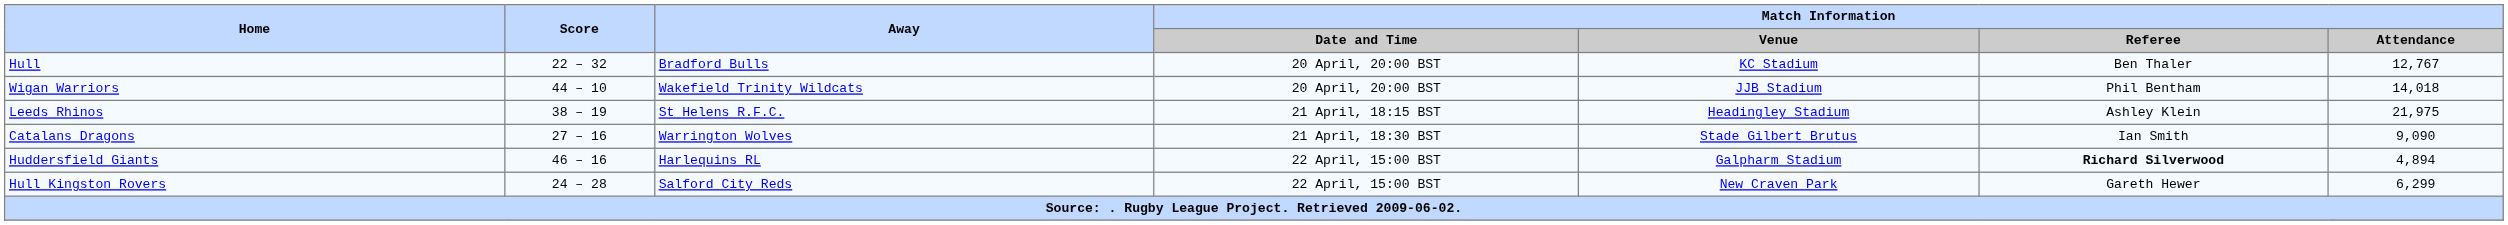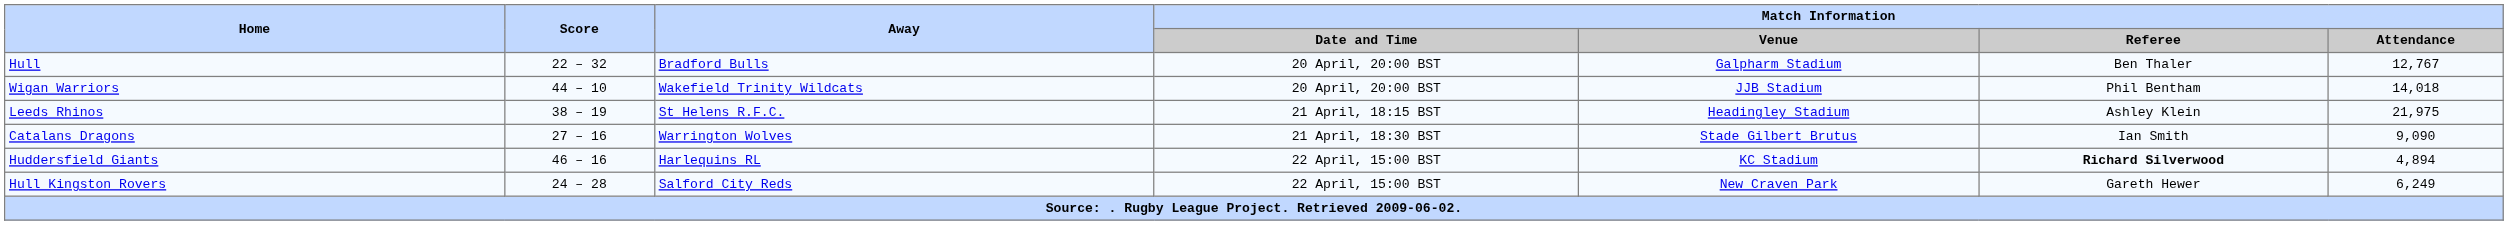(1779, 64) KC Stadium -> (1779, 64) Galpharm Stadium
(1779, 160) Galpharm Stadium -> (1779, 160) KC Stadium
(2416, 184) 6,299 -> (2416, 184) 6,249
